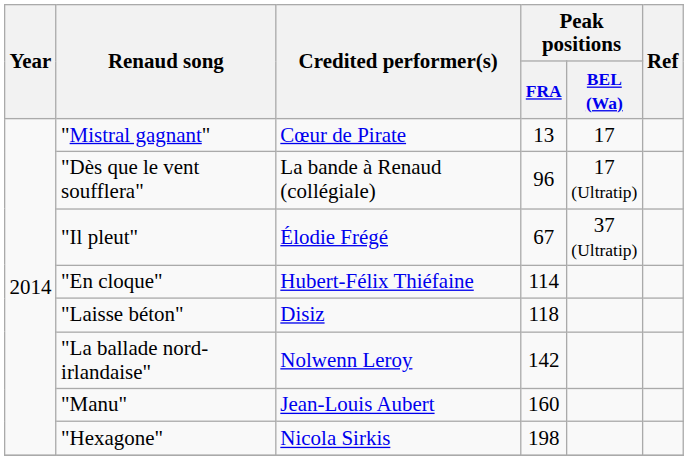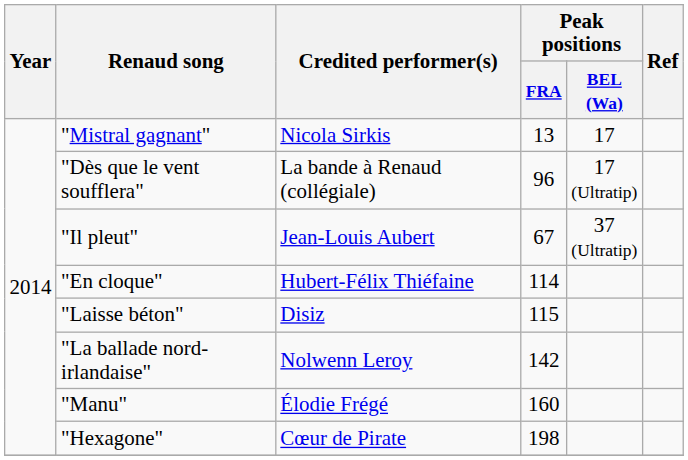(343, 134) Cœur de Pirate -> (335, 134) Nicola Sirkis
(334, 236) Élodie Frégé -> (357, 236) Jean-Louis Aubert
(544, 314) 118 -> (544, 314) 115
(357, 404) Jean-Louis Aubert -> (334, 404) Élodie Frégé
(335, 438) Nicola Sirkis -> (343, 438) Cœur de Pirate
